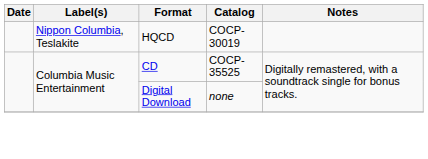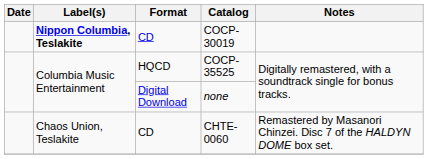(80, 36) normal -> (83, 36) bold
(158, 36) HQCD -> (146, 36) CD
(150, 66) CD -> (154, 66) HQCD
+ row: (221, 132)
